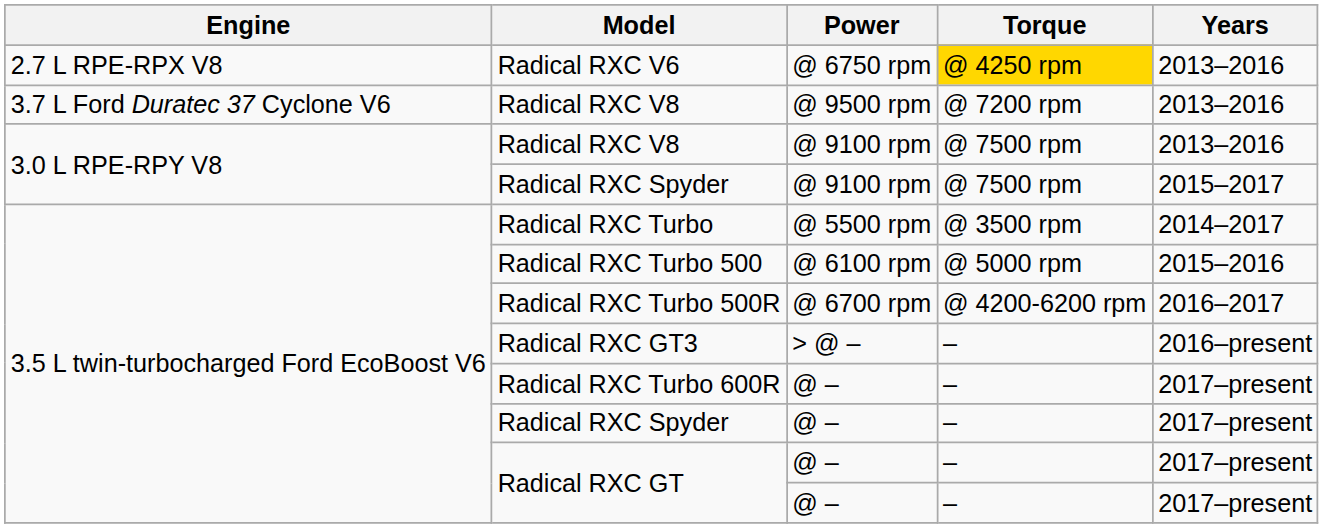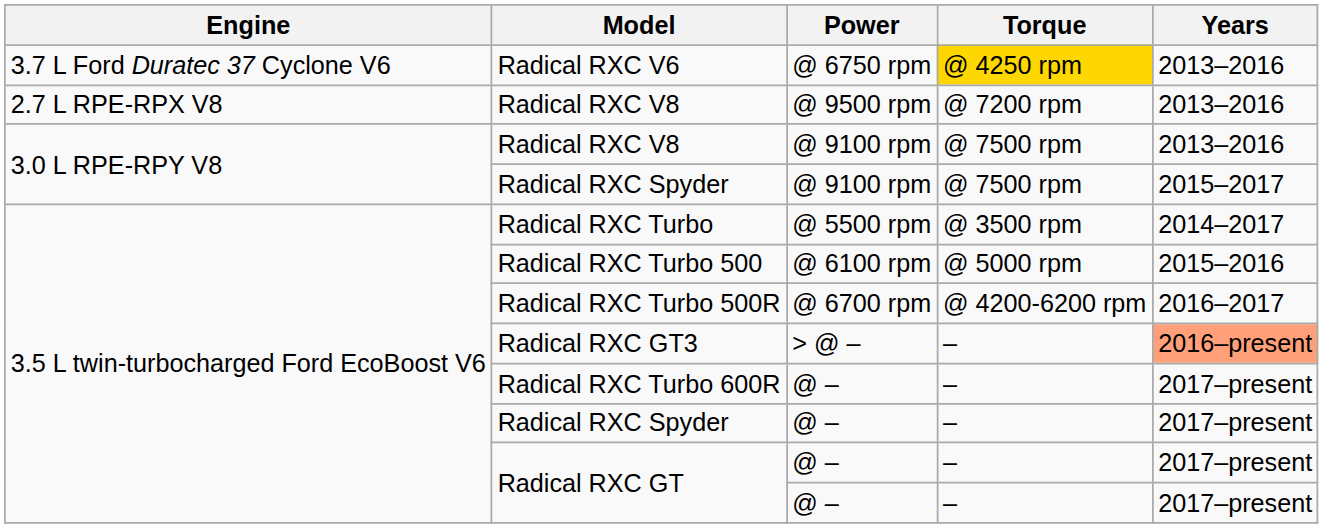(117, 65) 2.7 L RPE-RPX V8 -> (201, 65) 3.7 L Ford Duratec 37 Cyclone V6
(201, 105) 3.7 L Ford Duratec 37 Cyclone V6 -> (117, 105) 2.7 L RPE-RPX V8
(1235, 344) no background -> (1235, 344) lightsalmon background
